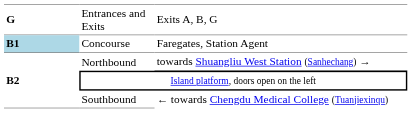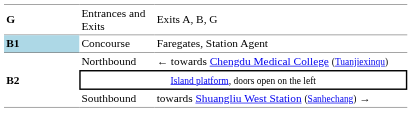(264, 61) towards Shuangliu West Station (Sanhechang) → -> (272, 61) ← towards Chengdu Medical College (Tuanjiexinqu)
(272, 99) ← towards Chengdu Medical College (Tuanjiexinqu) -> (264, 98) towards Shuangliu West Station (Sanhechang) →
